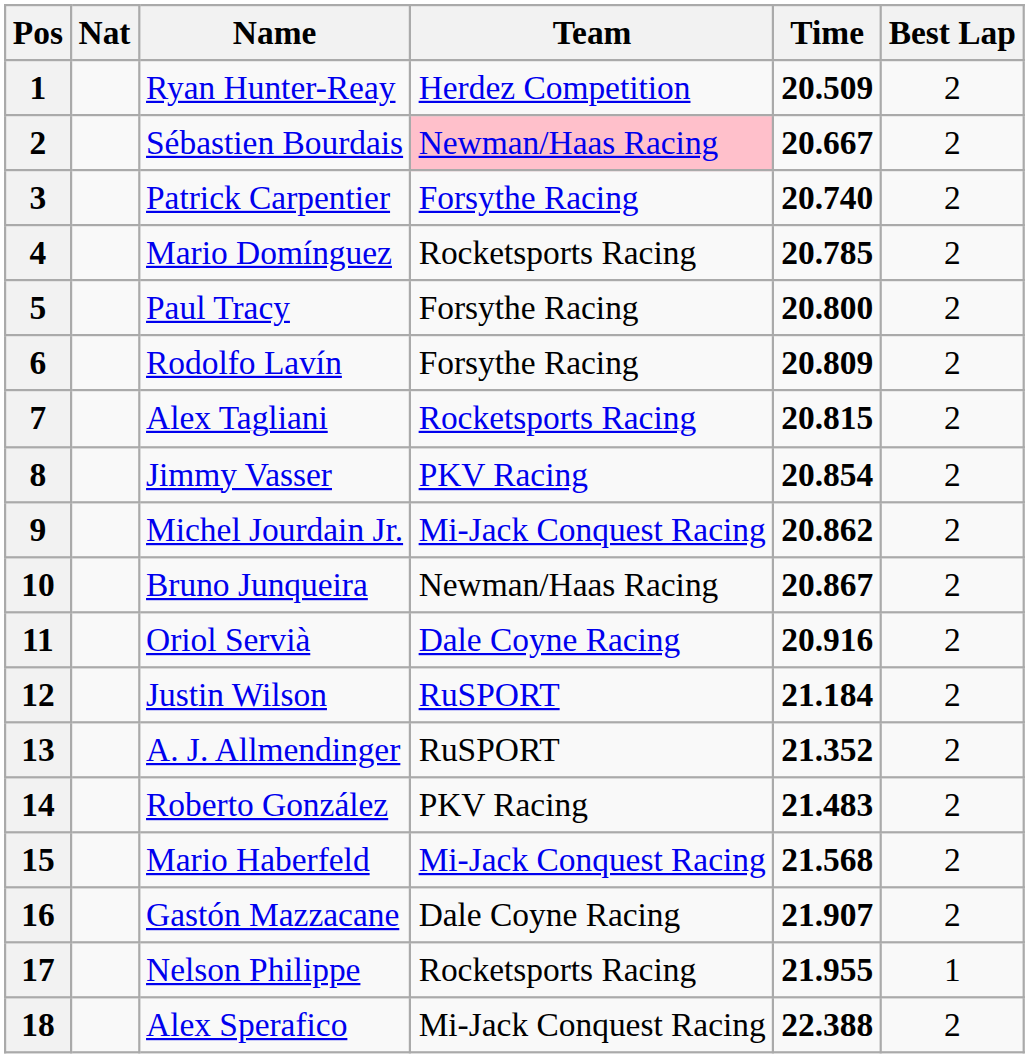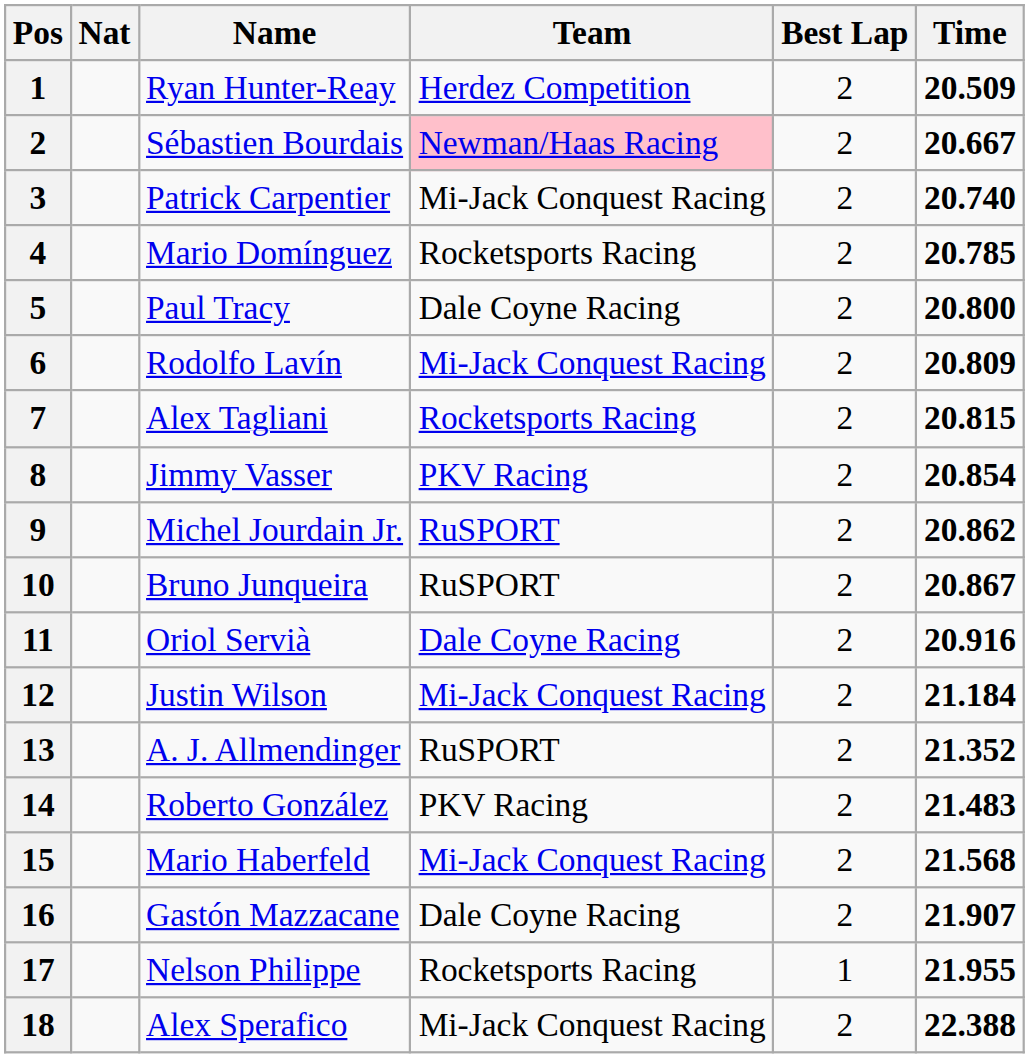columns swapped: (952, 32) <-> (827, 32)
(529, 197) Forsythe Racing -> (592, 197) Mi-Jack Conquest Racing
(529, 307) Forsythe Racing -> (549, 307) Dale Coyne Racing
(529, 363) Forsythe Racing -> (592, 363) Mi-Jack Conquest Racing
(592, 528) Mi-Jack Conquest Racing -> (489, 528) RuSPORT
(568, 583) Newman/Haas Racing -> (489, 583) RuSPORT
(489, 693) RuSPORT -> (592, 693) Mi-Jack Conquest Racing
